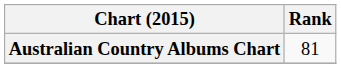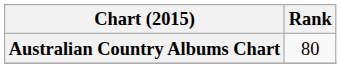(310, 48) 81 -> (310, 48) 80
